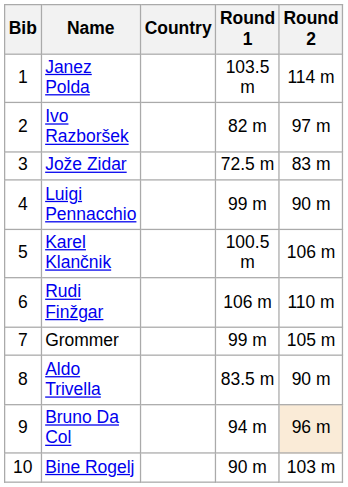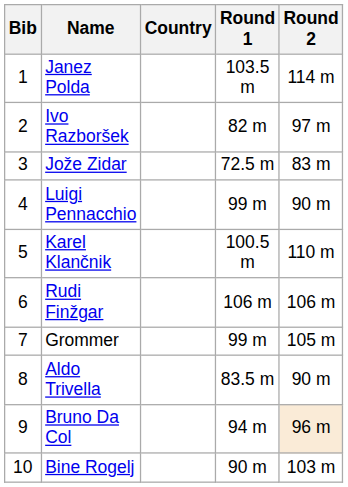(311, 252) 106 m -> (311, 252) 110 m
(311, 301) 110 m -> (311, 301) 106 m
